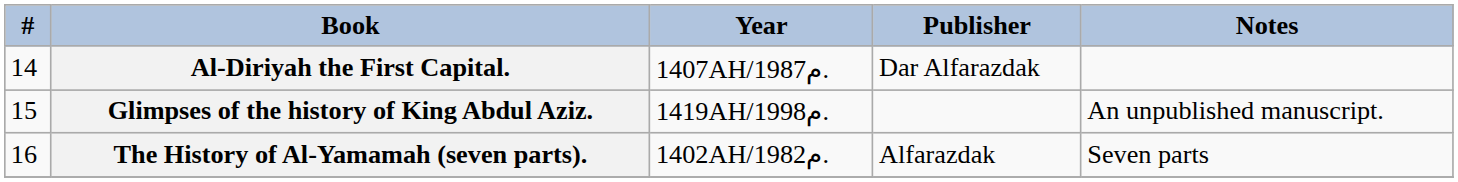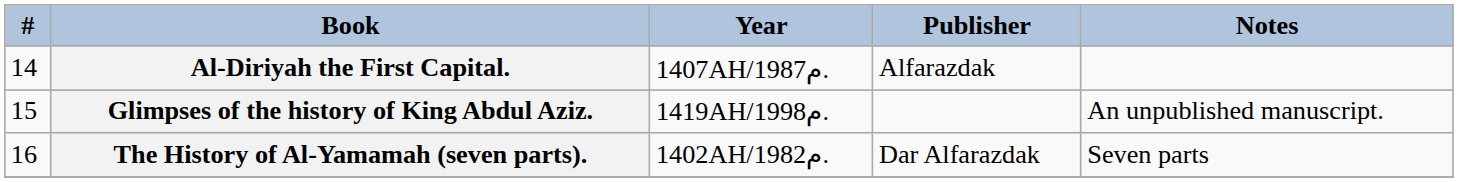(959, 67) Dar Alfarazdak -> (937, 67) Alfarazdak
(937, 154) Alfarazdak -> (959, 154) Dar Alfarazdak
